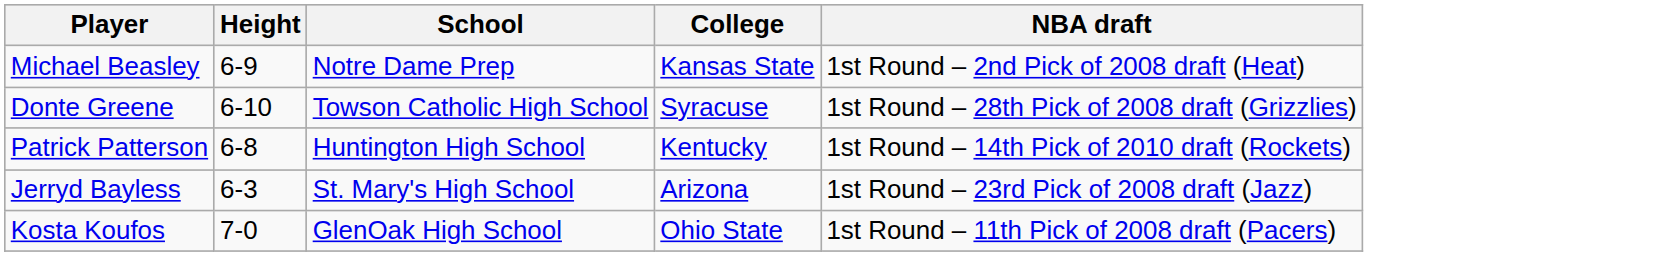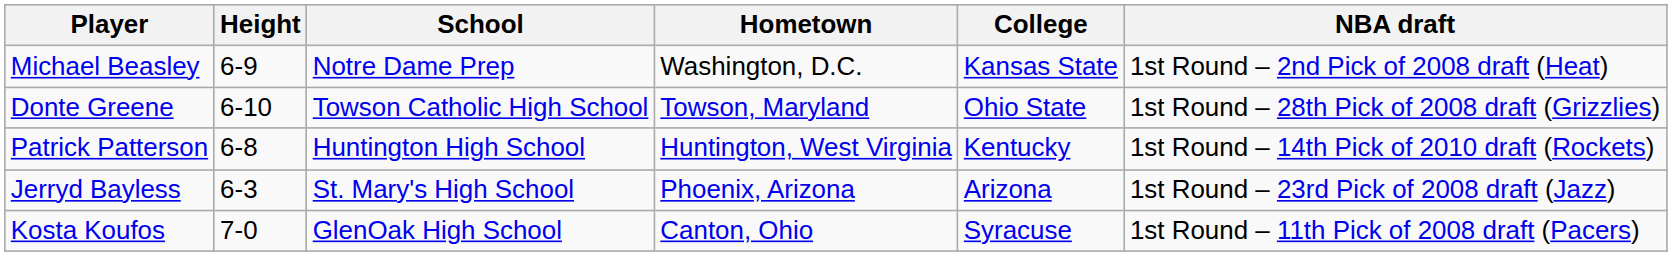+ column: (806, 25)
(714, 107) Syracuse -> (1025, 107) Ohio State
(722, 230) Ohio State -> (1018, 230) Syracuse
